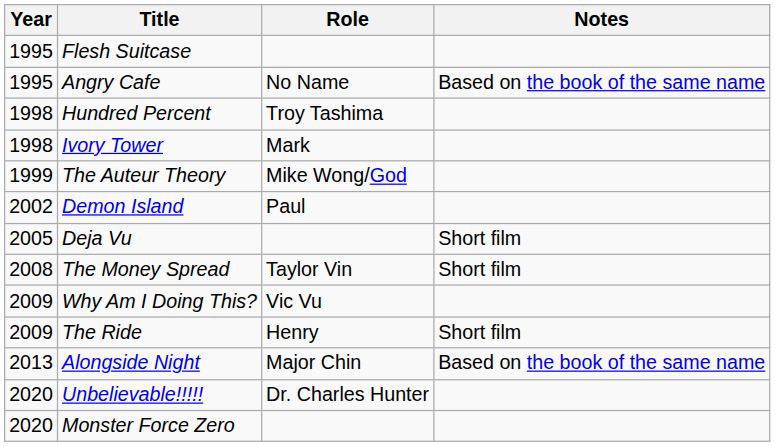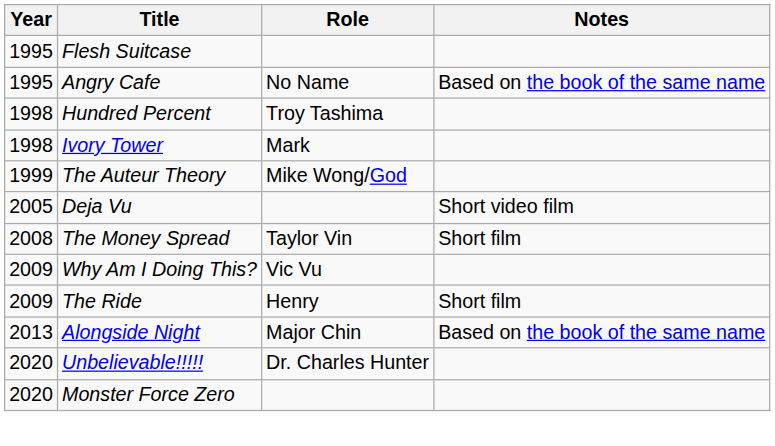- row: (123, 207)
(480, 238) Short film -> (506, 207) Short video film
